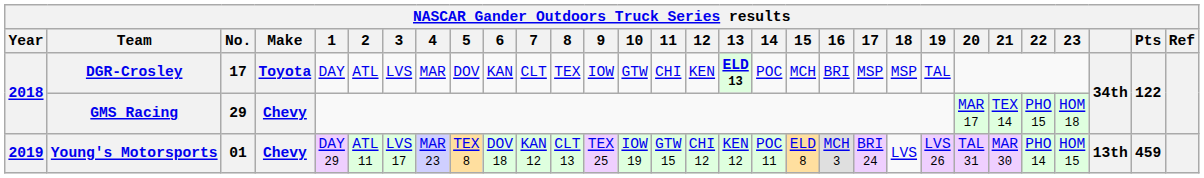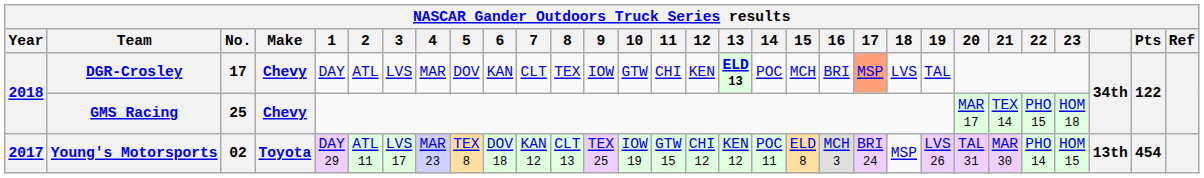(285, 72) Toyota -> (285, 72) Chevy
(870, 72) no background -> (870, 72) lightsalmon background
(904, 72) MSP -> (904, 72) LVS
(238, 113) 29 -> (238, 113) 25
(26, 153) 2019 -> (26, 153) 2017
(238, 153) 01 -> (238, 153) 02
(285, 153) Chevy -> (285, 153) Toyota
(904, 153) LVS -> (904, 153) MSP
(1148, 153) 459 -> (1148, 153) 454
